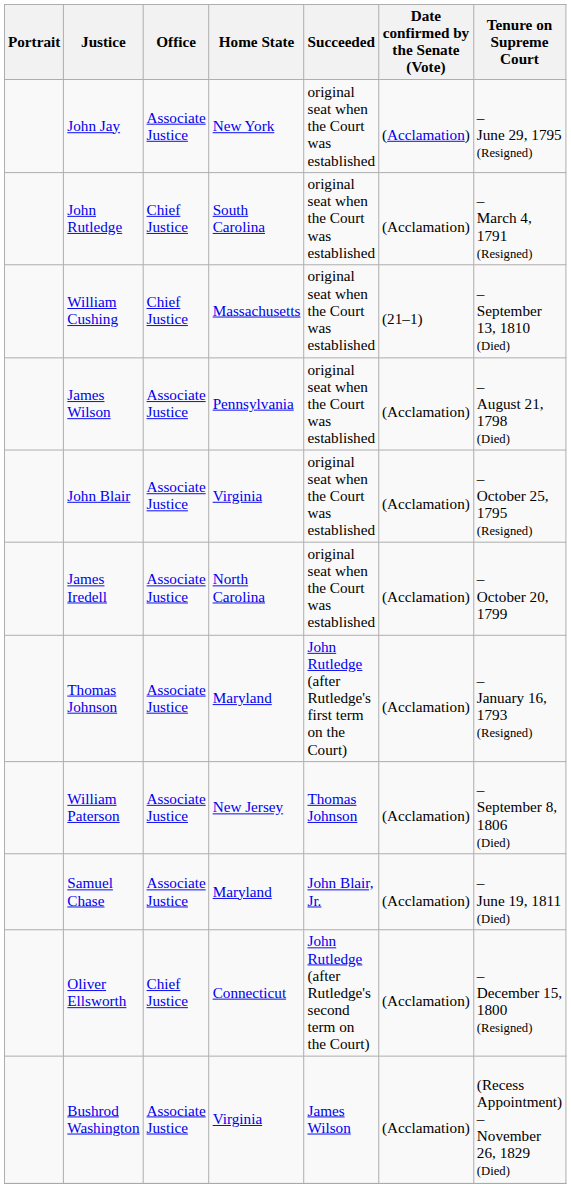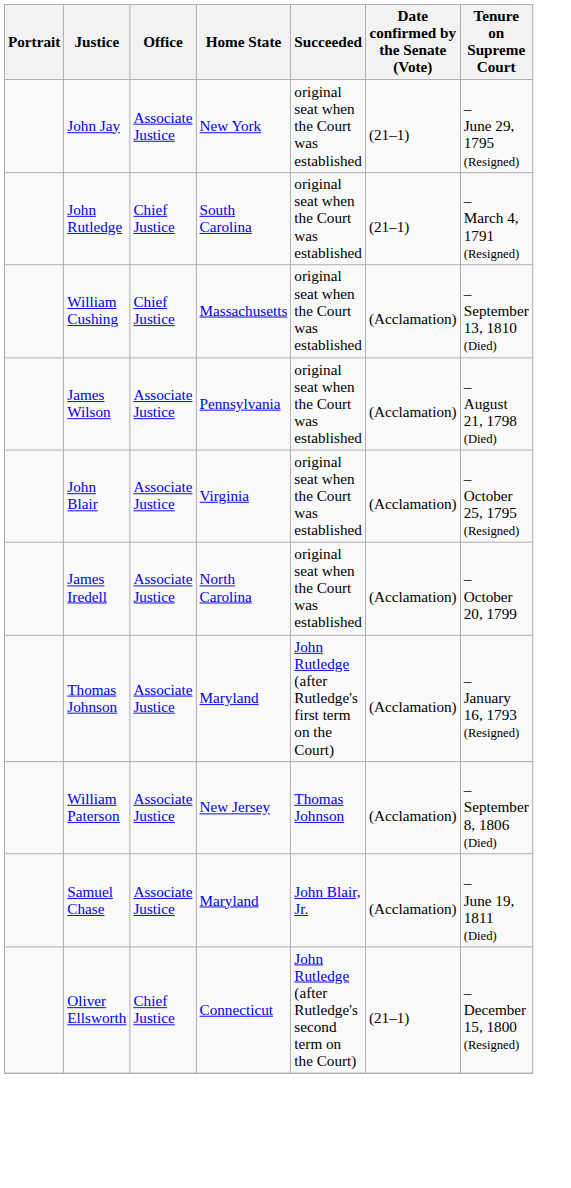(426, 134) (Acclamation) -> (389, 134) (21–1)
(426, 227) (Acclamation) -> (389, 227) (21–1)
(402, 319) (21–1) -> (413, 319) (Acclamation)
(426, 1001) (Acclamation) -> (389, 1018) (21–1)
- row: (103, 1119)
